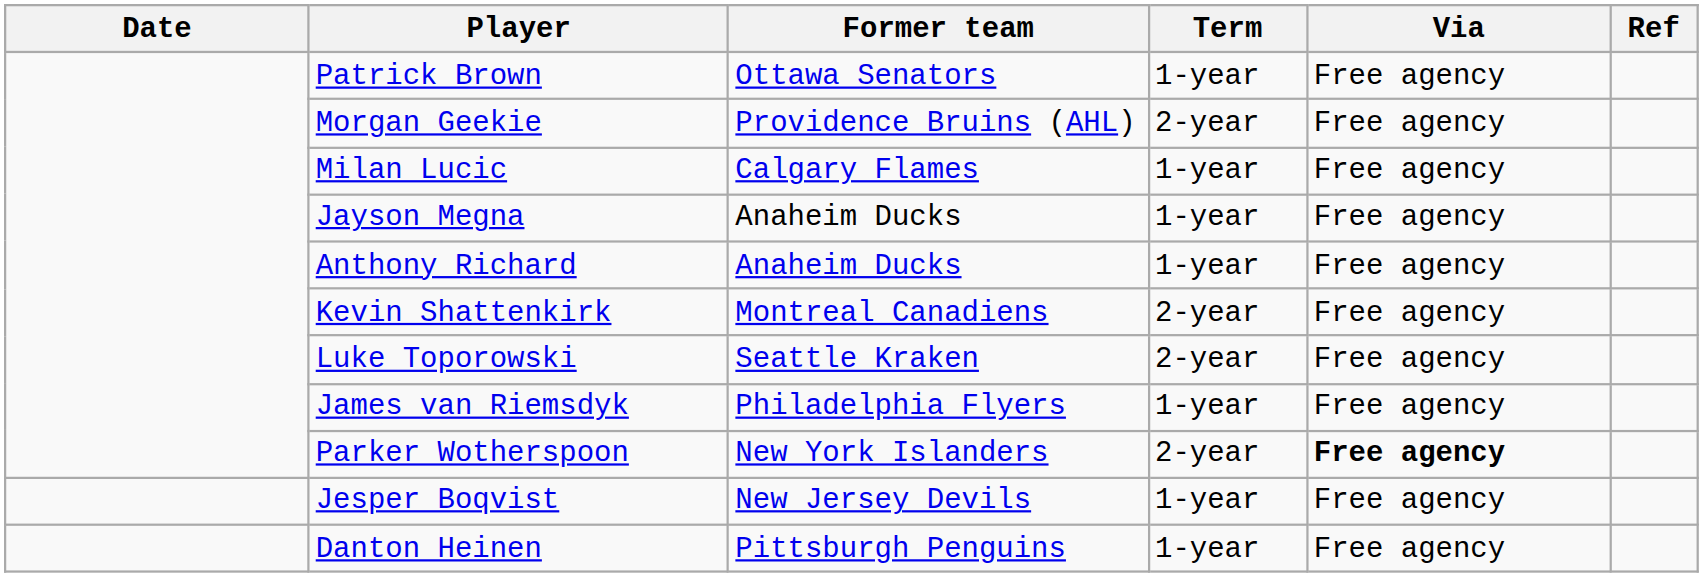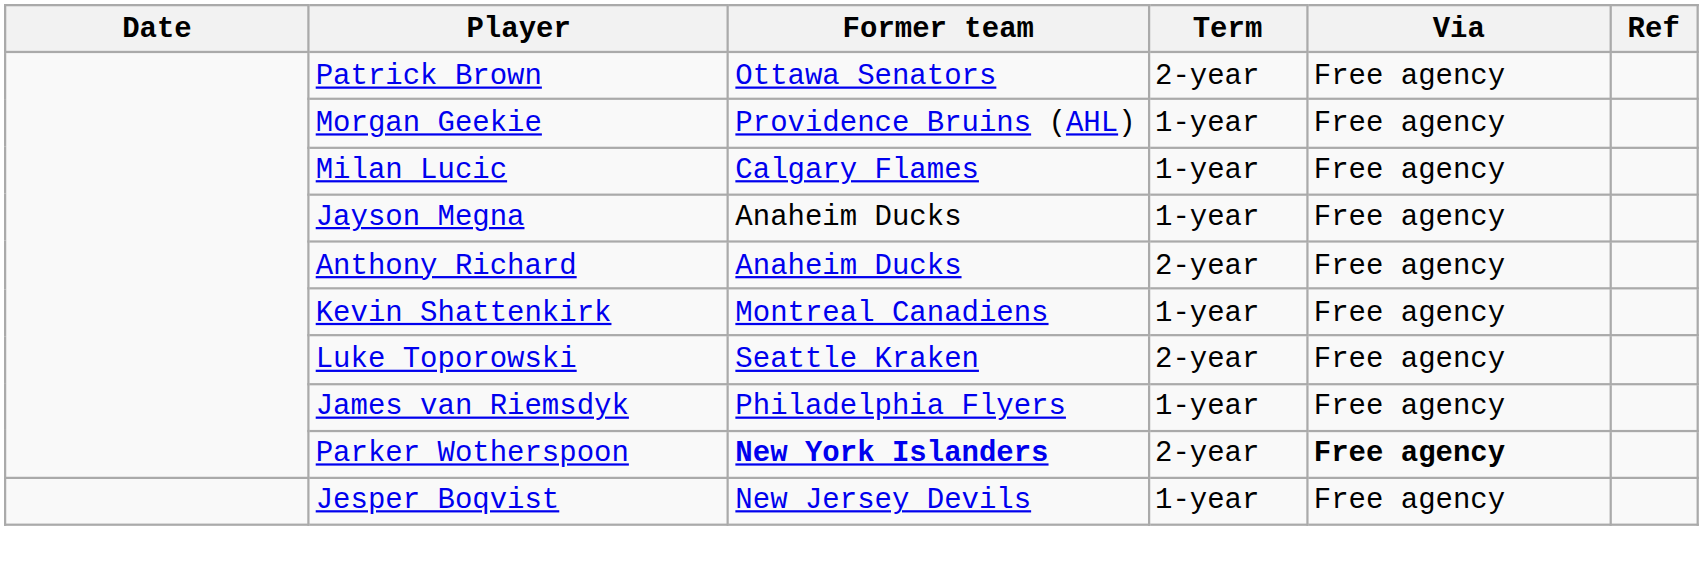(1207, 76) 1-year -> (1207, 76) 2-year
(1207, 123) 2-year -> (1207, 123) 1-year
(1207, 265) 1-year -> (1207, 265) 2-year
(1207, 312) 2-year -> (1207, 312) 1-year
(892, 454) normal -> (892, 454) bold
- row: (429, 548)
